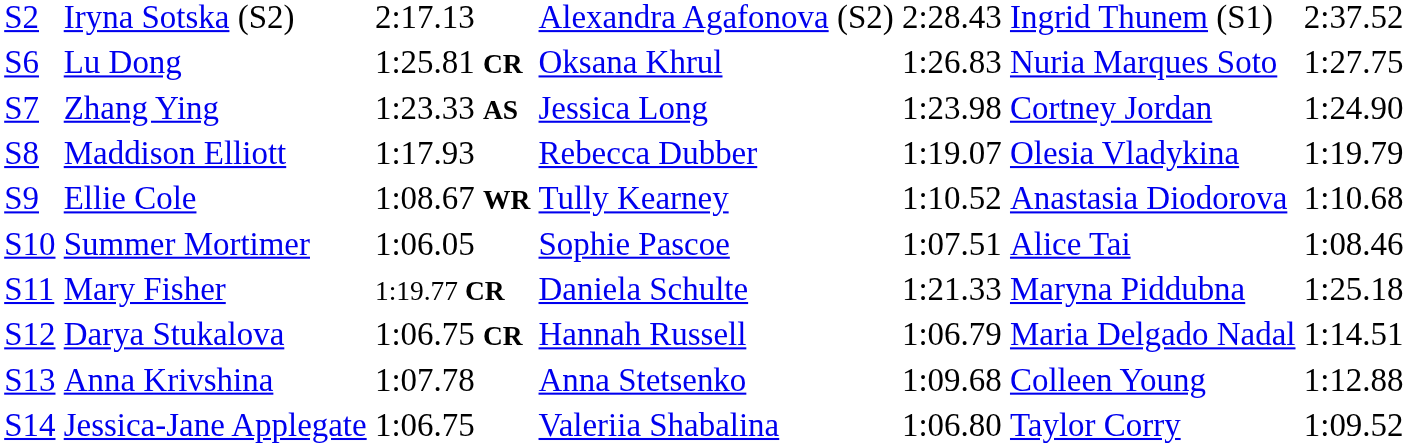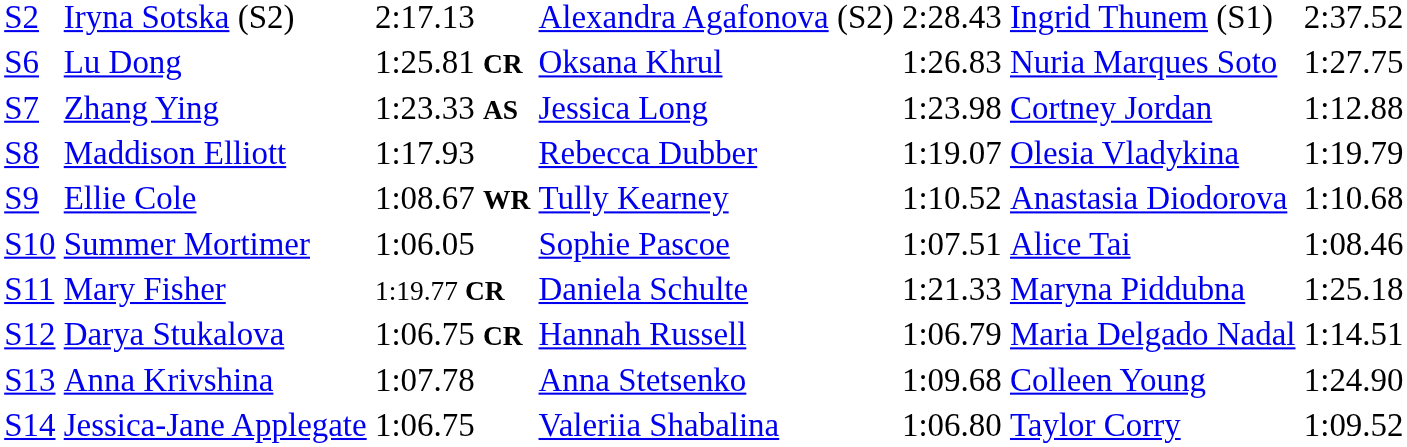(1354, 107) 1:24.90 -> (1354, 107) 1:12.88
(1354, 379) 1:12.88 -> (1354, 379) 1:24.90
